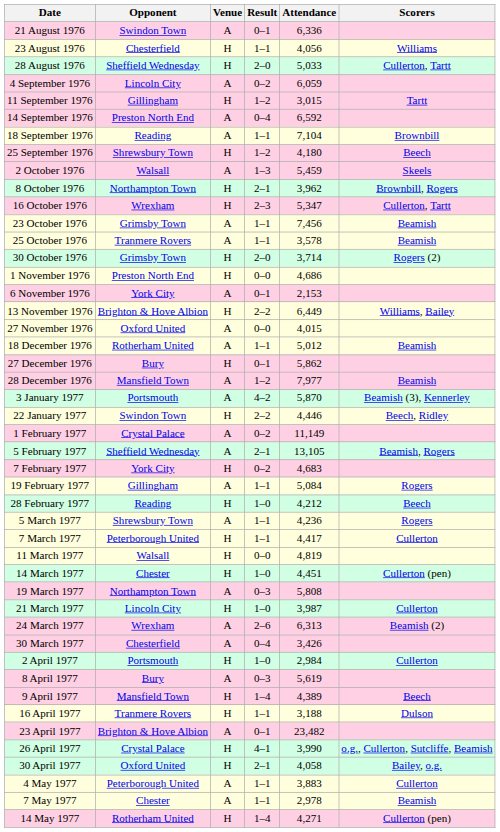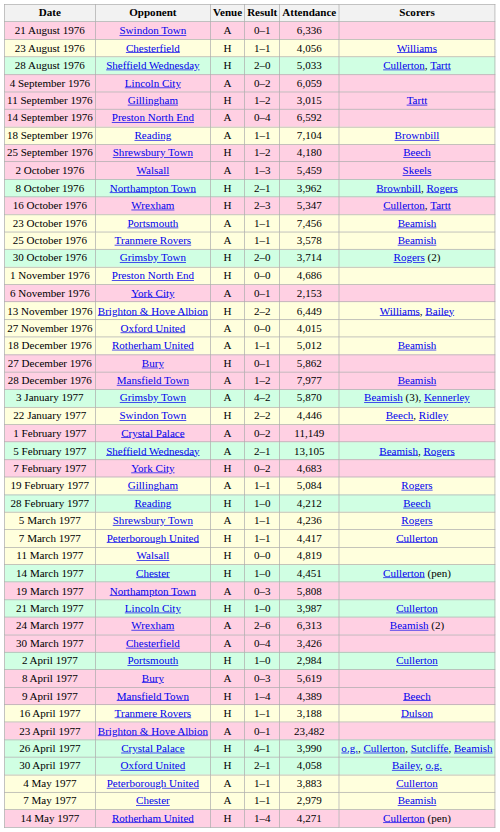(153, 223) Grimsby Town -> (153, 223) Portsmouth
(153, 398) Portsmouth -> (153, 398) Grimsby Town
(309, 801) 2,978 -> (309, 801) 2,979
